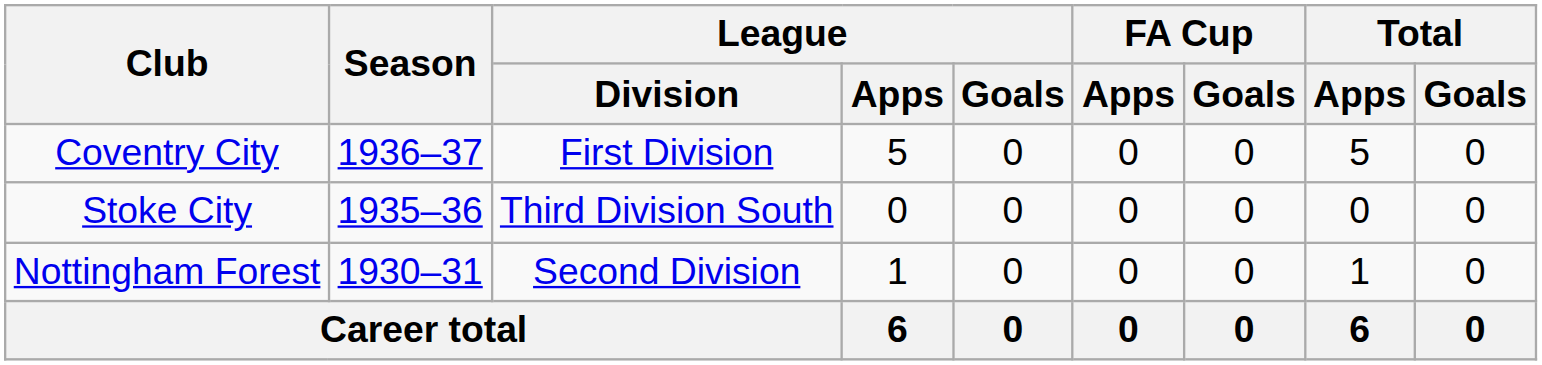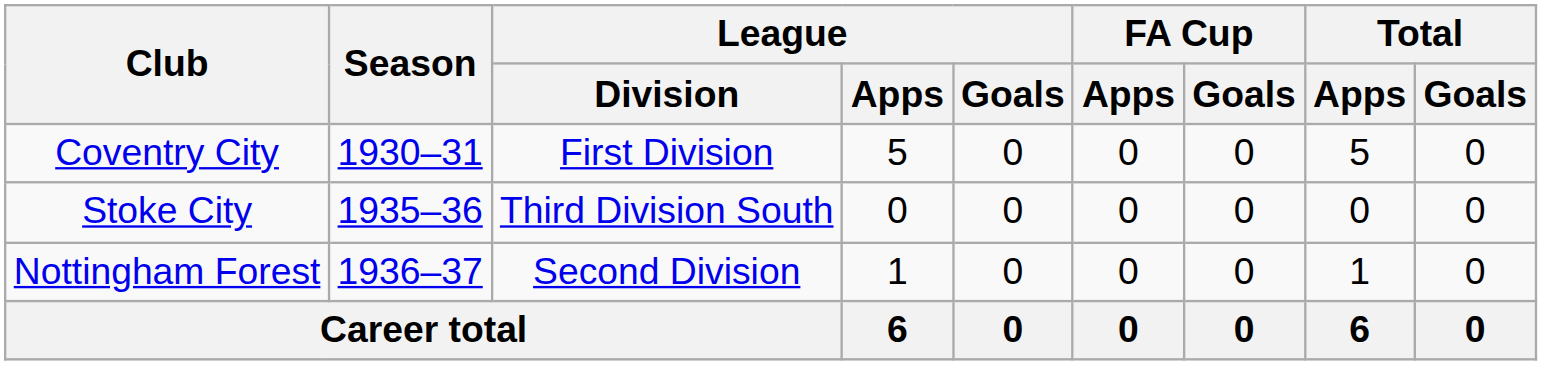(410, 152) 1936–37 -> (410, 152) 1930–31
(410, 270) 1930–31 -> (410, 270) 1936–37
